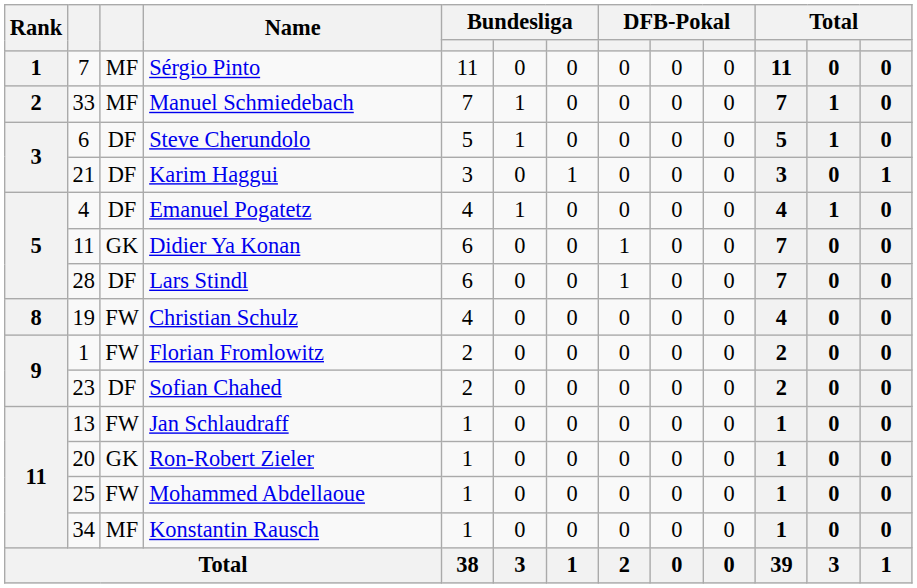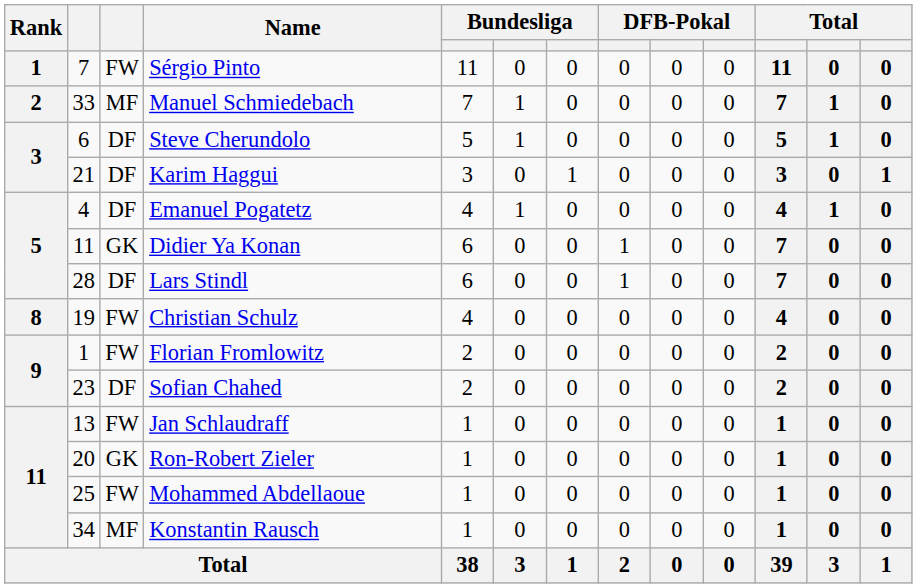(122, 68) MF -> (122, 68) FW
